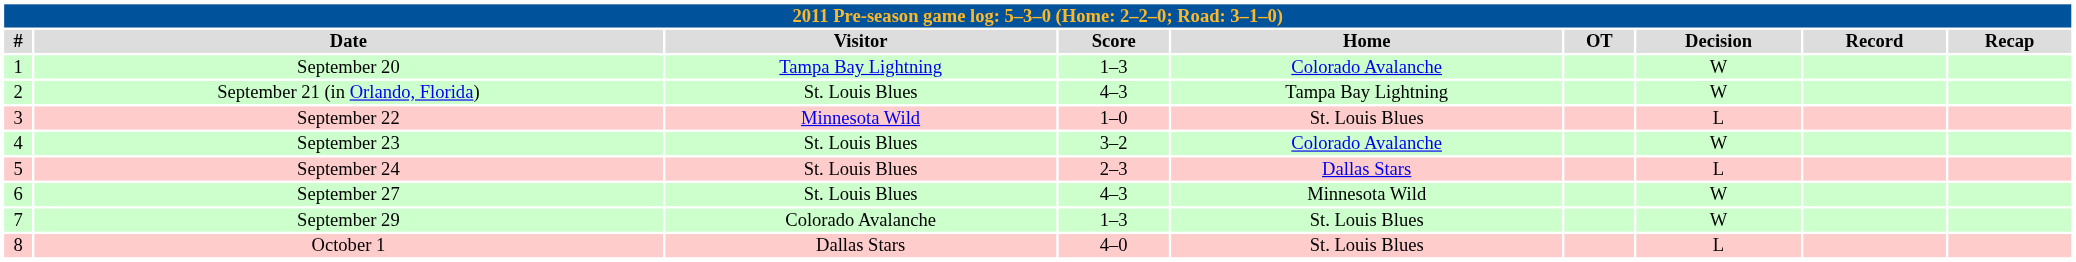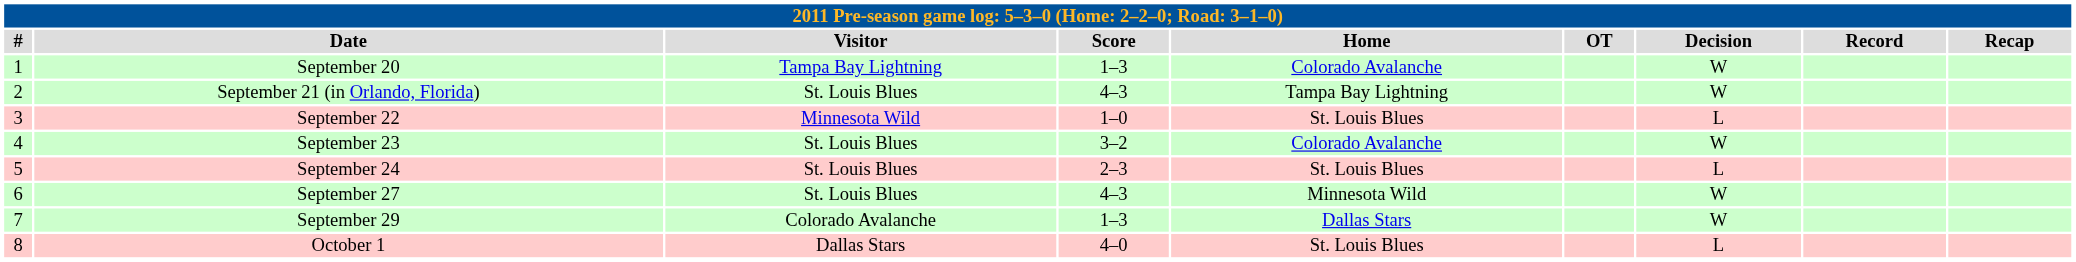(1367, 168) Dallas Stars -> (1367, 168) St. Louis Blues
(1367, 220) St. Louis Blues -> (1367, 220) Dallas Stars
